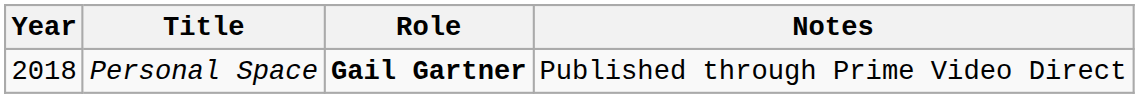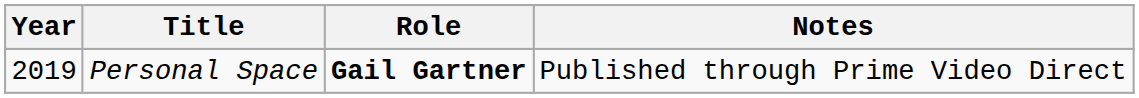(44, 71) 2018 -> (44, 71) 2019
